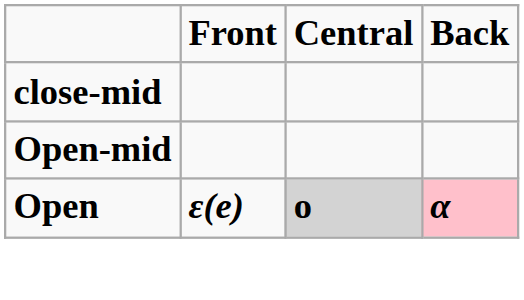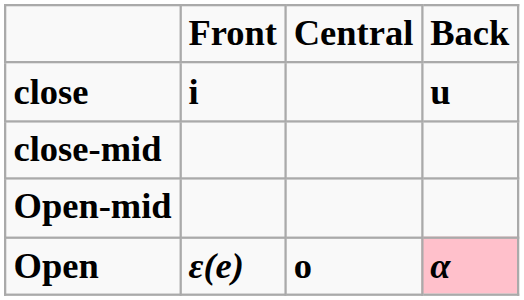+ row: (51, 91)
(303, 206) lightgrey background -> (303, 264) no background
